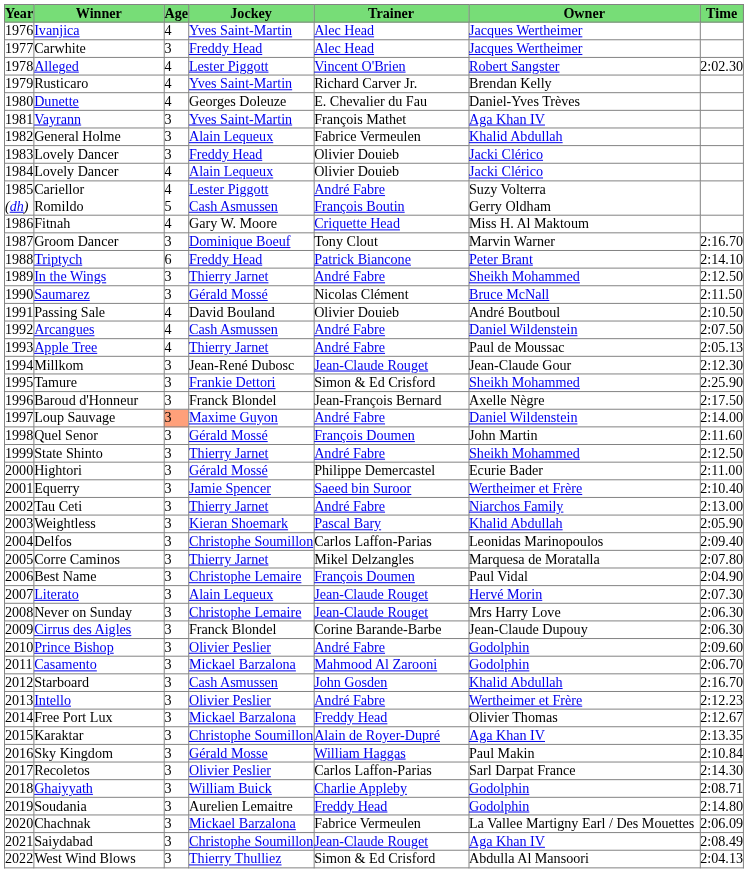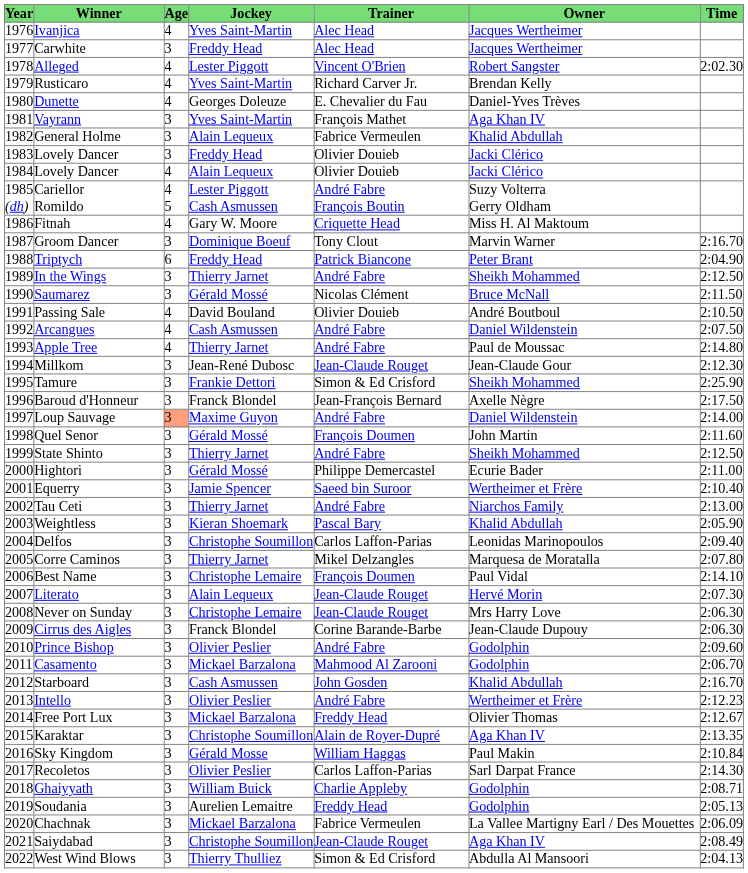(722, 259) 2:14.10 -> (722, 259) 2:04.90
(722, 347) 2:05.13 -> (722, 347) 2:14.80
(722, 576) 2:04.90 -> (722, 576) 2:14.10
(722, 806) 2:14.80 -> (722, 806) 2:05.13
